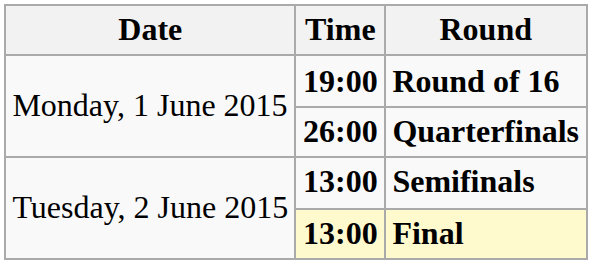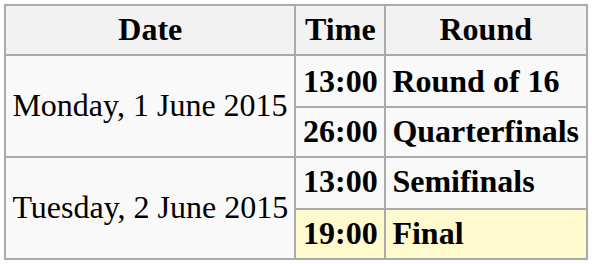(340, 80) 19:00 -> (340, 80) 13:00
(340, 232) 13:00 -> (340, 232) 19:00
